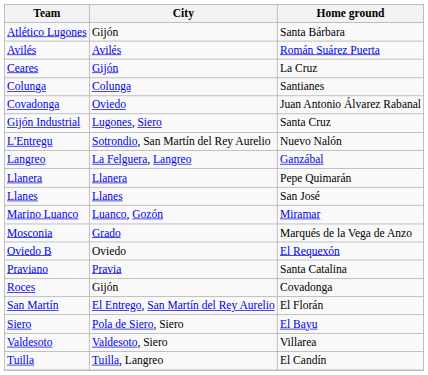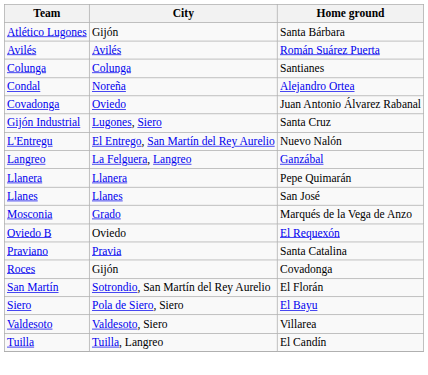- row: (23, 68)
+ row: (24, 86)
(181, 141) Sotrondio, San Martín del Rey Aurelio -> (183, 141) El Entrego, San Martín del Rey Aurelio
- row: (43, 214)
(183, 305) El Entrego, San Martín del Rey Aurelio -> (181, 287) Sotrondio, San Martín del Rey Aurelio
